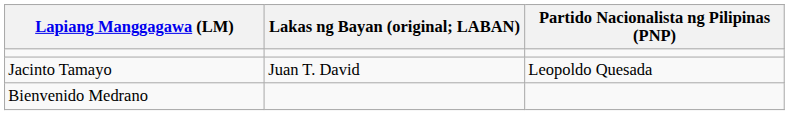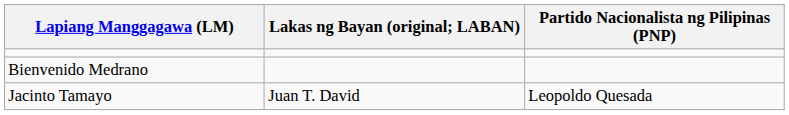rows swapped: (60, 69) <-> (78, 95)
